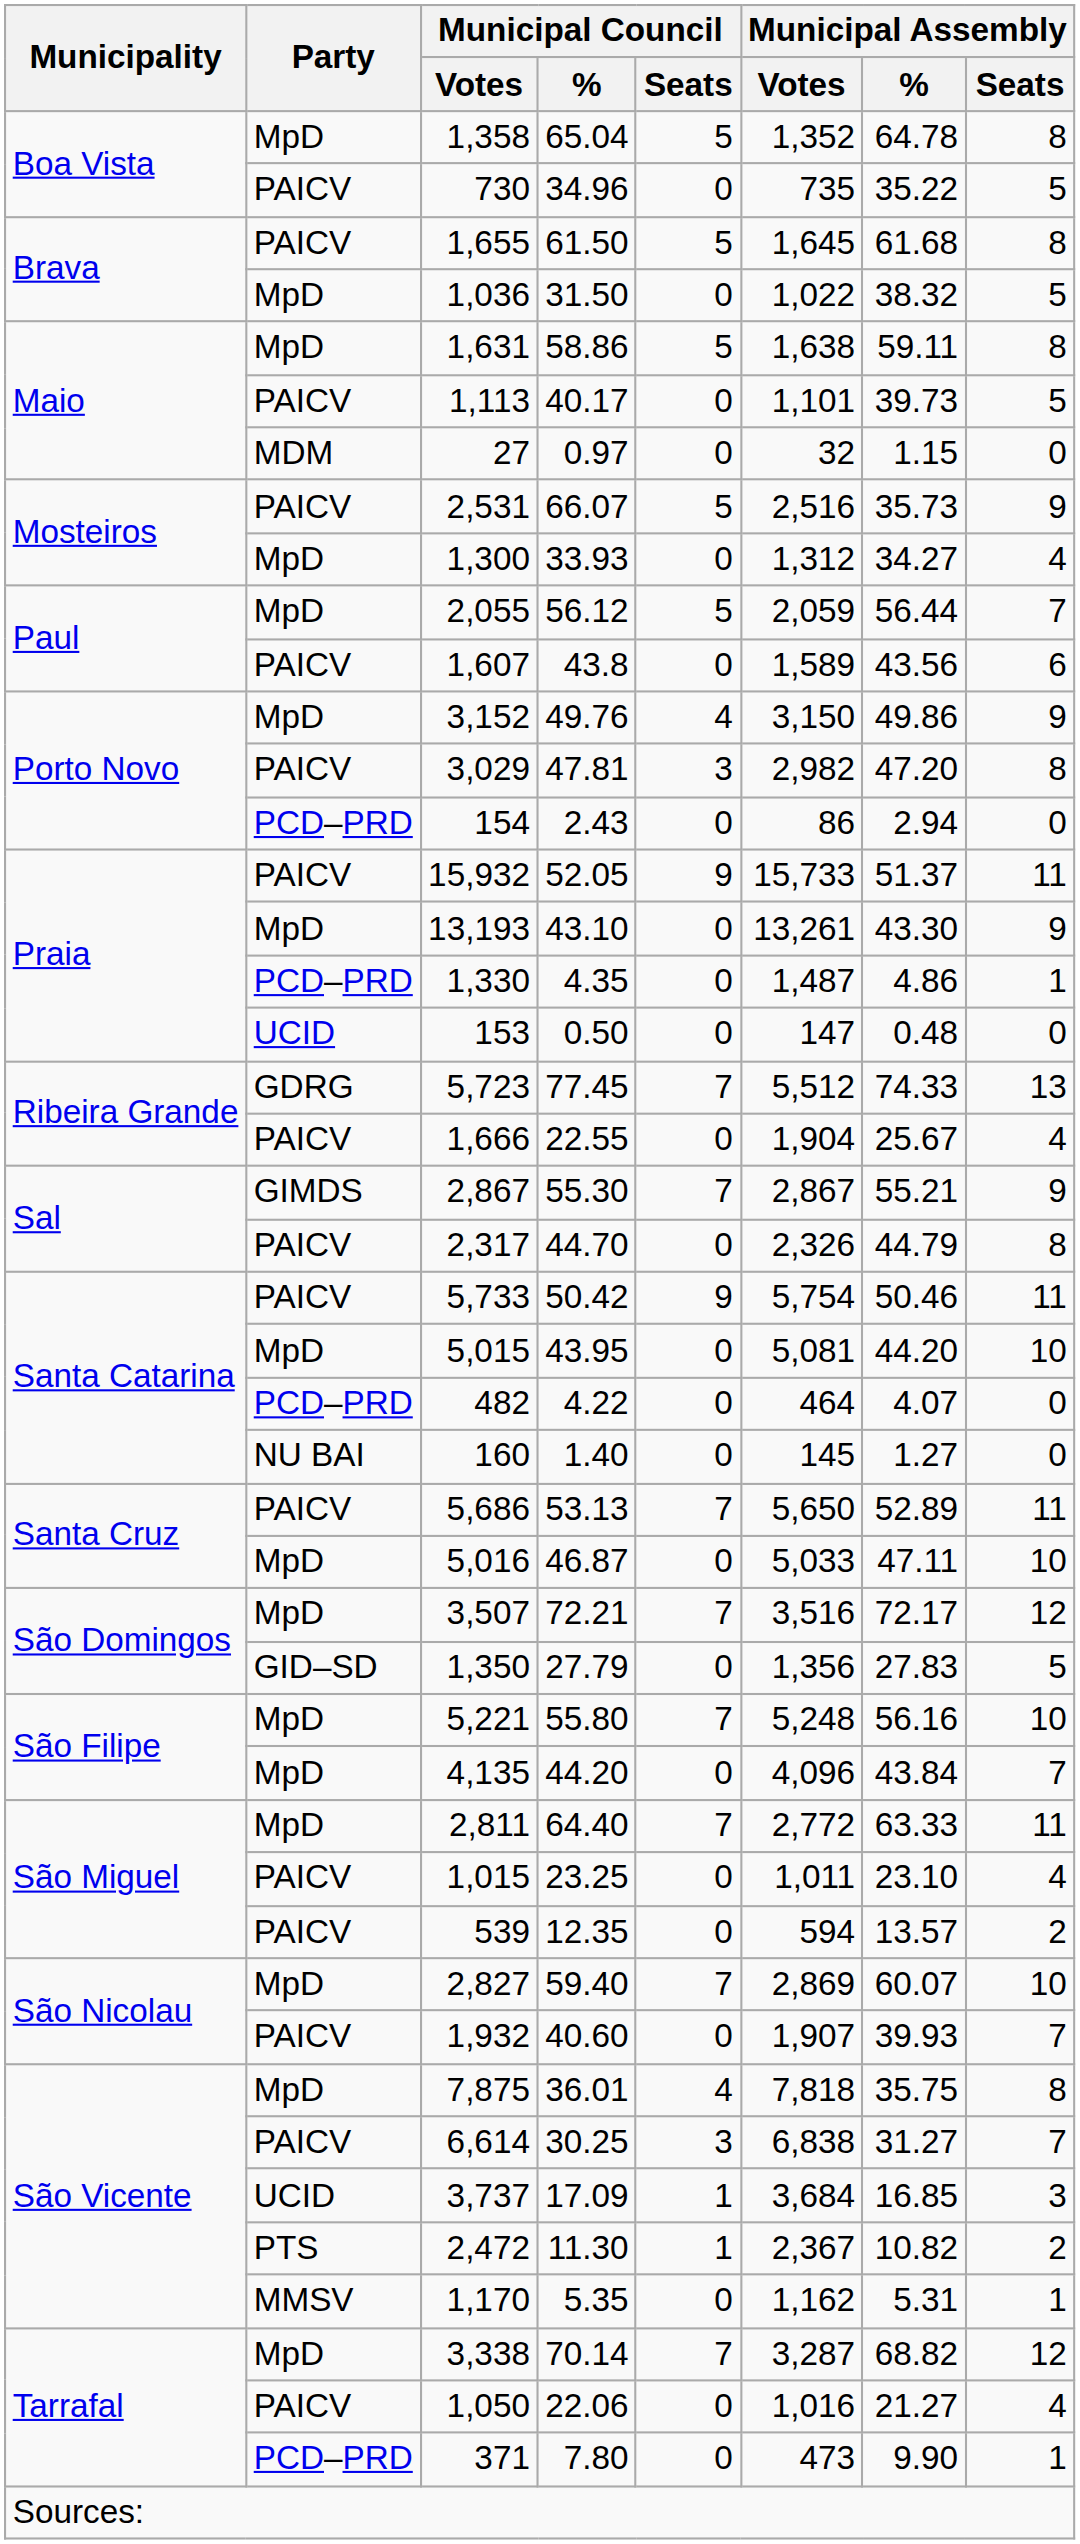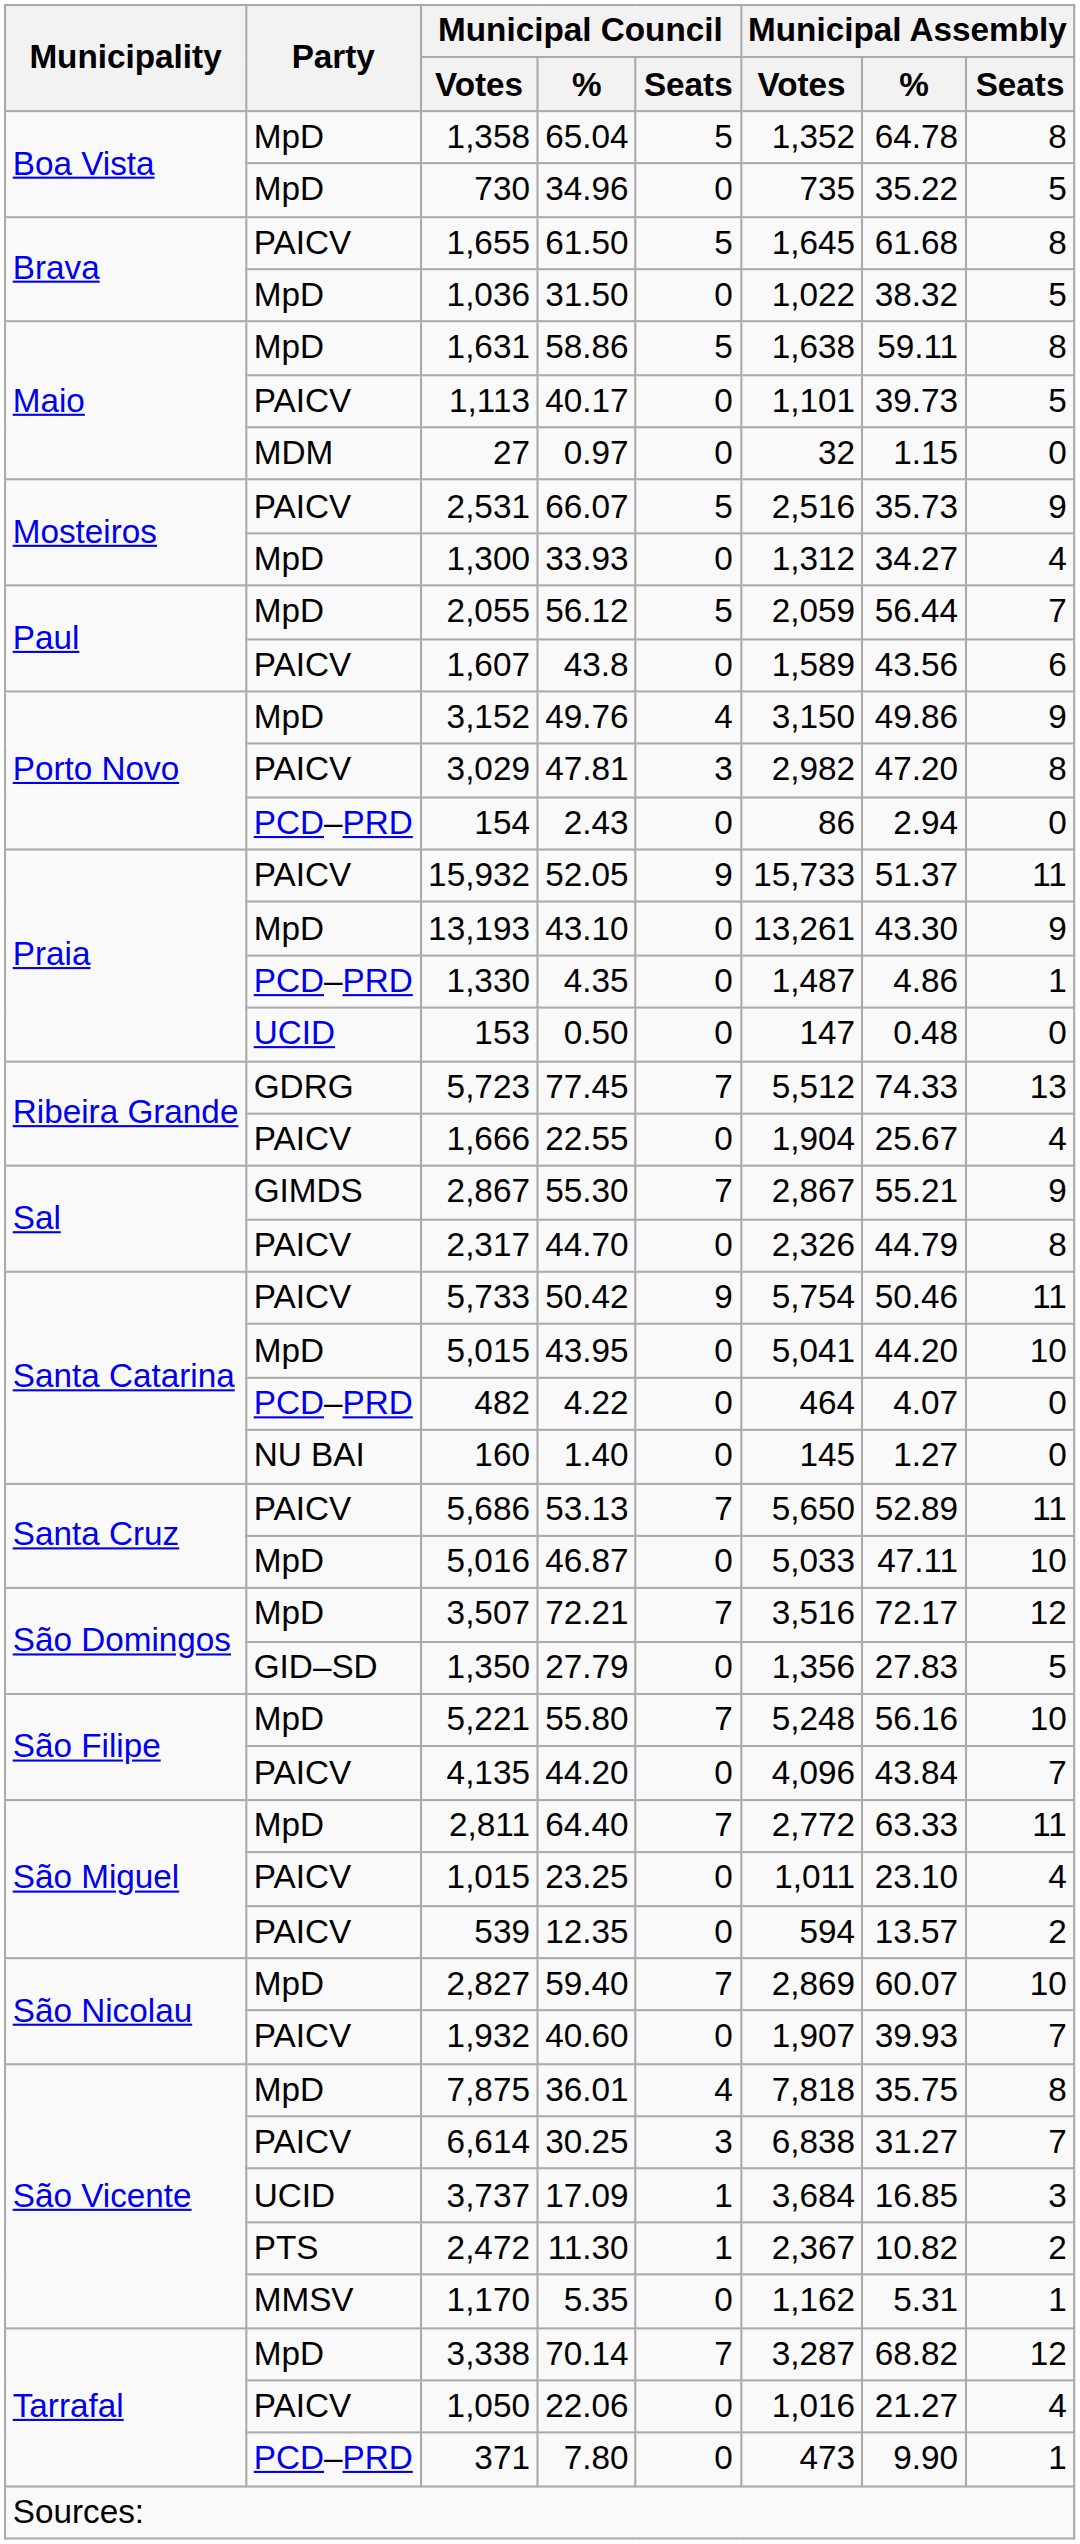(302, 189) PAICV -> (289, 189) MpD
(813, 1350) 5,081 -> (813, 1350) 5,041
(289, 1772) MpD -> (302, 1772) PAICV
